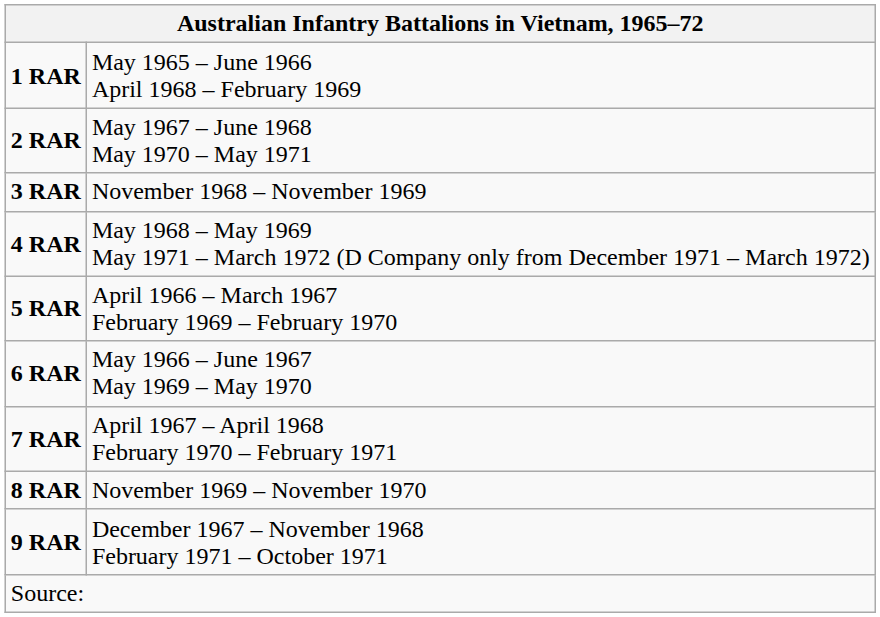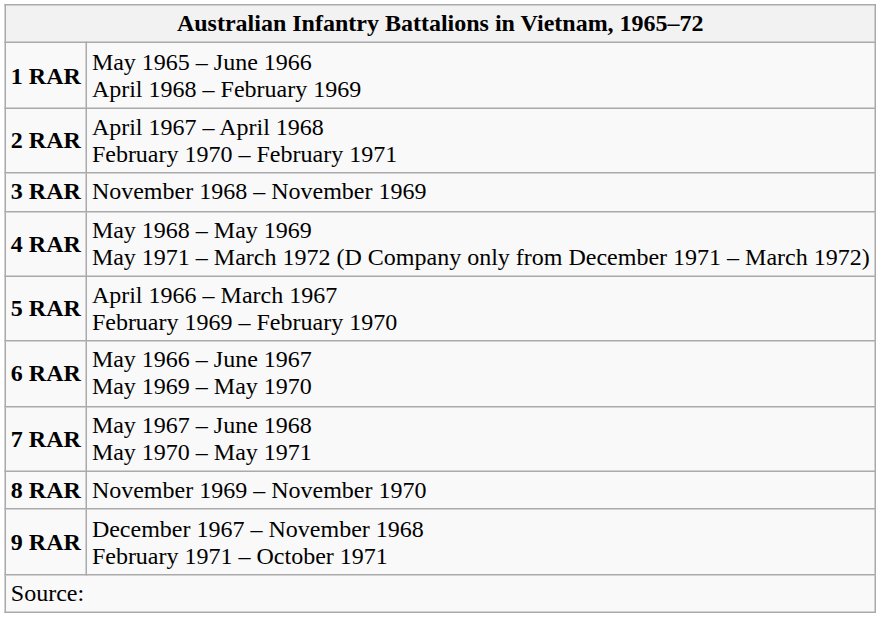(202, 140) May 1967 – June 1968 May 1970 – May 1971 -> (245, 140) April 1967 – April 1968 February 1970 – February 1971
(245, 438) April 1967 – April 1968 February 1970 – February 1971 -> (202, 438) May 1967 – June 1968 May 1970 – May 1971
